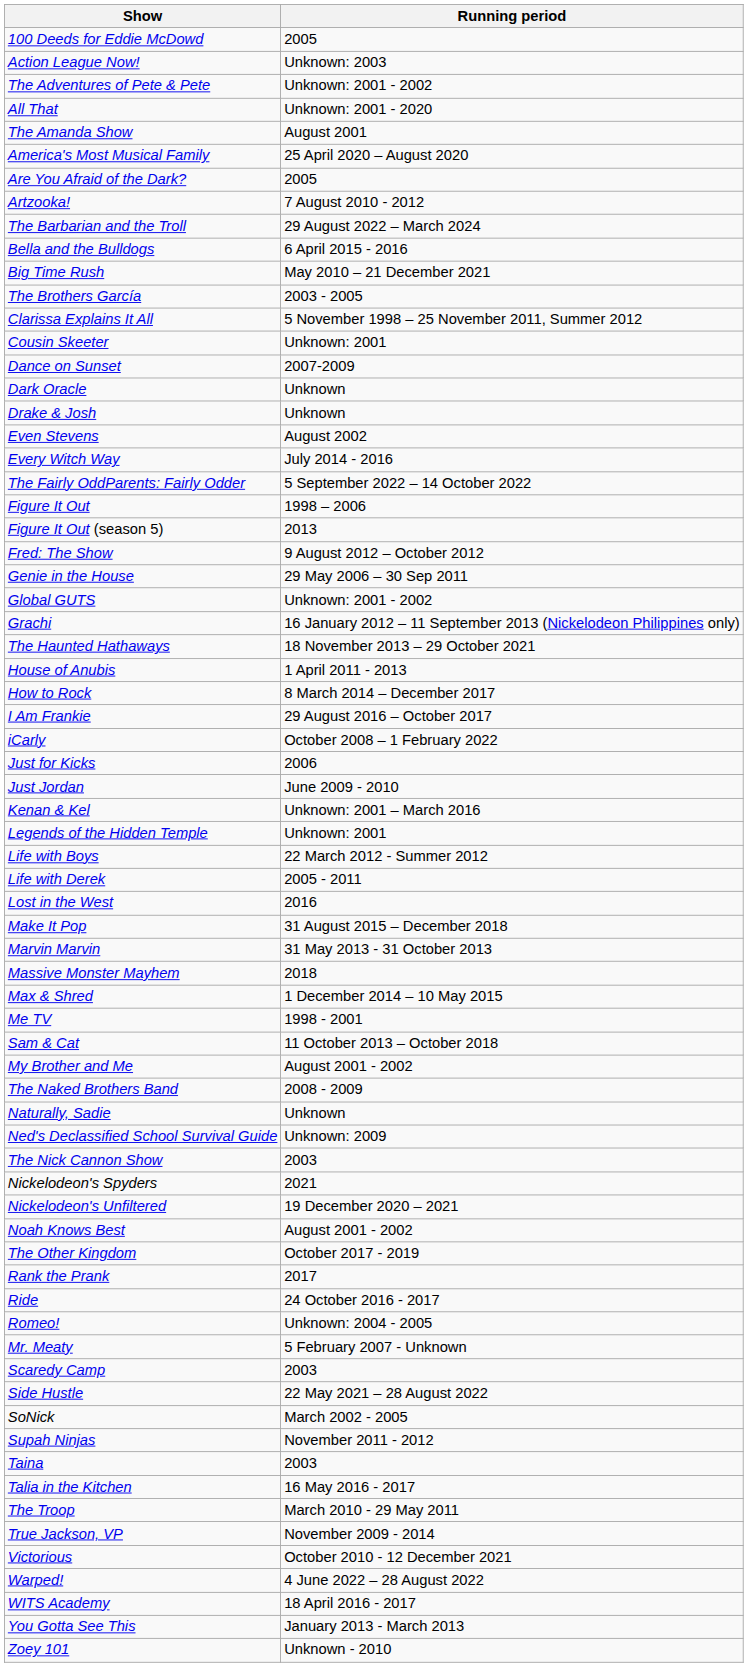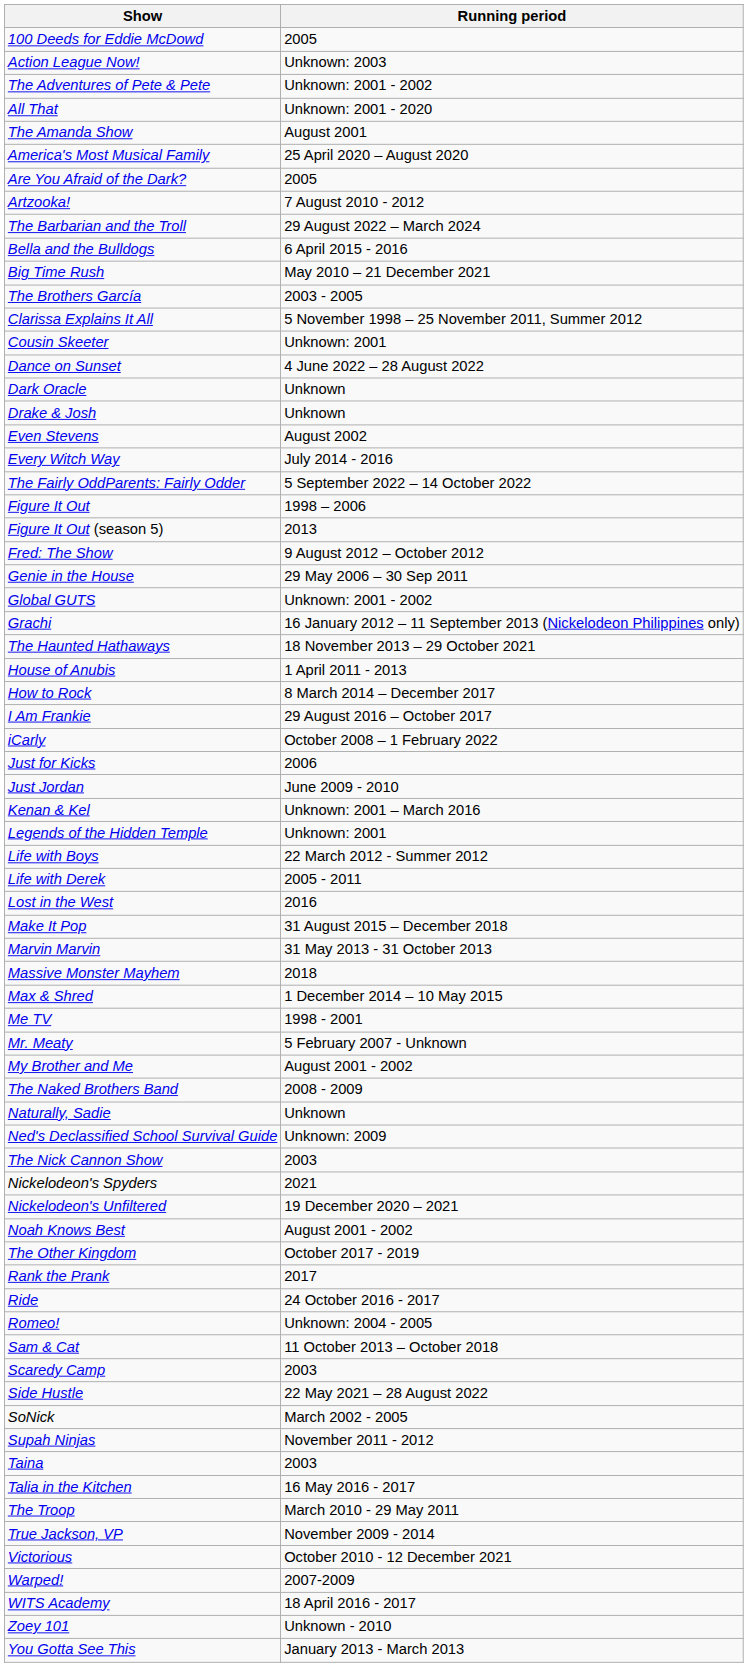(319, 366) 2007-2009 -> (384, 366) 4 June 2022 – 28 August 2022
rows swapped: (40, 1346) <-> (43, 1043)
(384, 1580) 4 June 2022 – 28 August 2022 -> (319, 1580) 2007-2009
rows swapped: (72, 1626) <-> (39, 1650)
